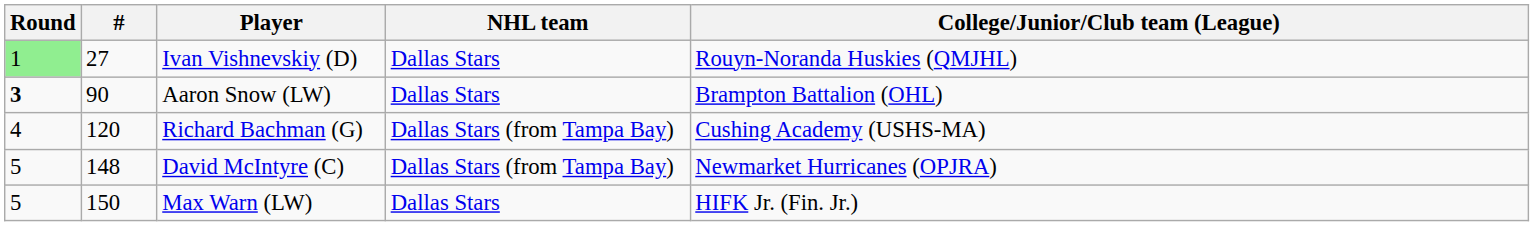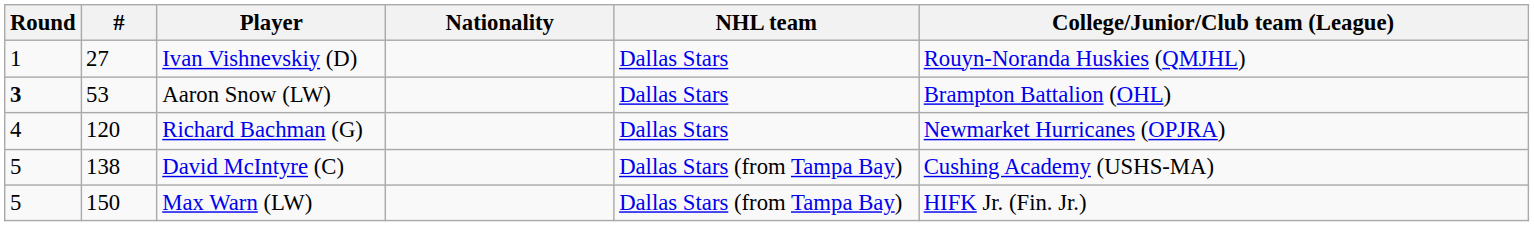+ column: (500, 22)
(16, 58) lightgreen background -> (16, 58) no background
(97, 94) 90 -> (97, 94) 53
(532, 130) Dallas Stars (from Tampa Bay) -> (674, 130) Dallas Stars
(840, 130) Cushing Academy (USHS-MA) -> (1075, 130) Newmarket Hurricanes (OPJRA)
(103, 166) 148 -> (103, 166) 138
(846, 166) Newmarket Hurricanes (OPJRA) -> (1069, 166) Cushing Academy (USHS-MA)
(445, 202) Dallas Stars -> (761, 202) Dallas Stars (from Tampa Bay)
